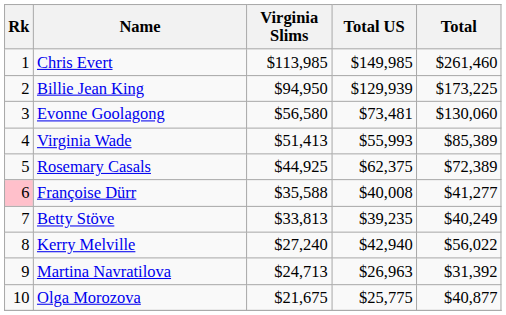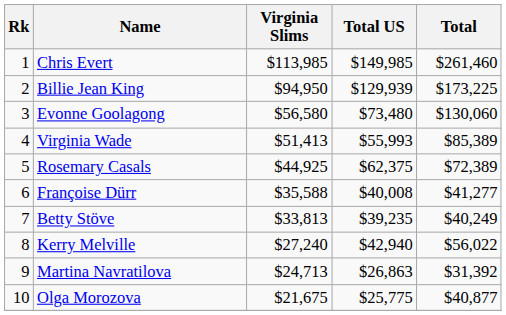(386, 114) $73,481 -> (386, 114) $73,480
(25, 192) pink background -> (25, 192) no background
(386, 271) $26,963 -> (386, 271) $26,863
